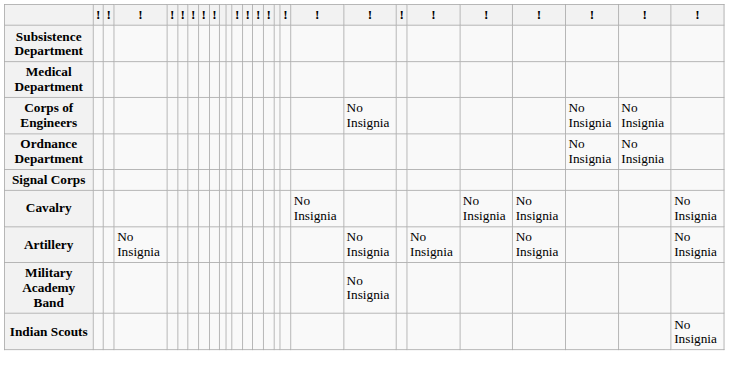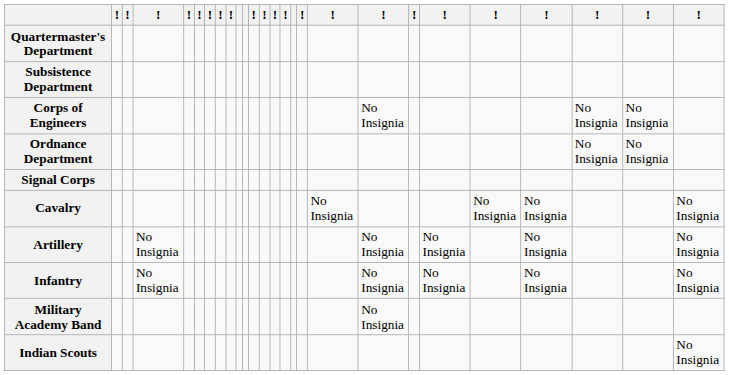+ row: (58, 43)
- row: (49, 79)
+ row: (58, 280)
